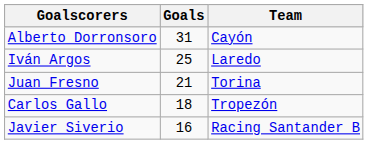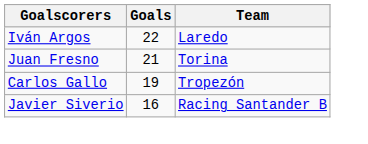- row: (82, 38)
(184, 61) 25 -> (151, 38) 22
(184, 106) 18 -> (151, 83) 19
